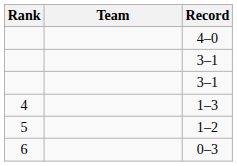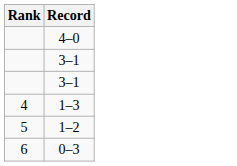- column: (113, 15)
